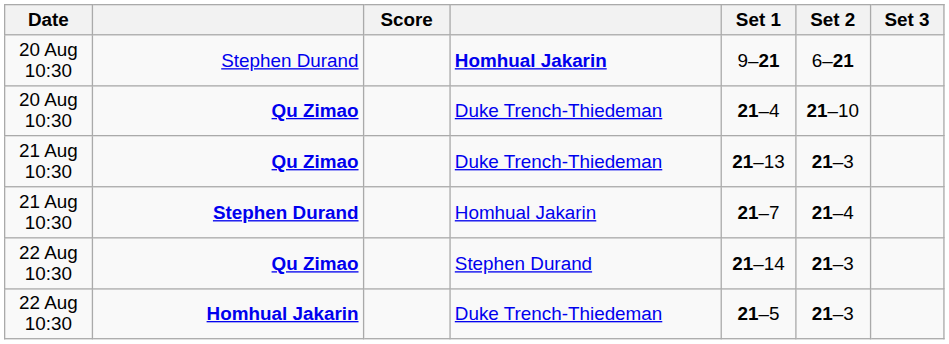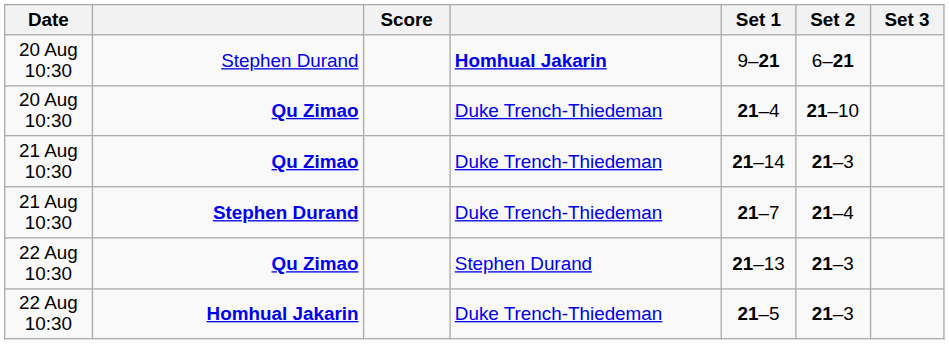(758, 162) 21–13 -> (758, 162) 21–14
(526, 213) Homhual Jakarin -> (559, 213) Duke Trench-Thiedeman
(758, 263) 21–14 -> (758, 263) 21–13
